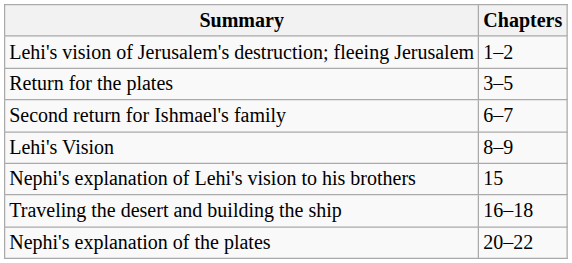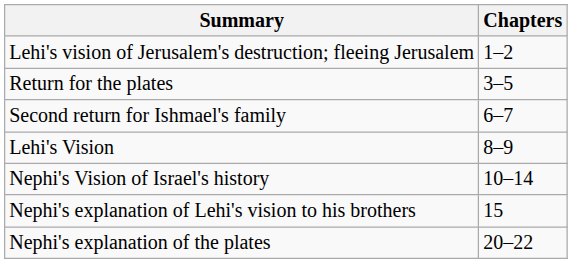+ row: (139, 178)
- row: (176, 210)
